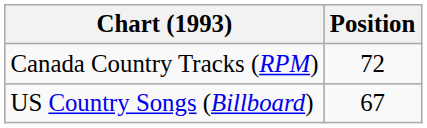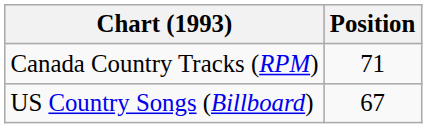(373, 63) 72 -> (373, 63) 71
